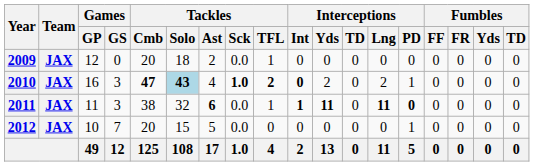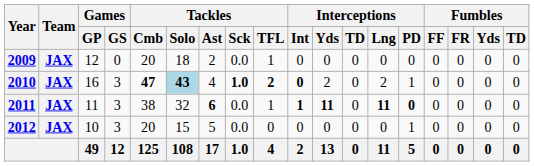(117, 127) 7 -> (117, 127) 3
